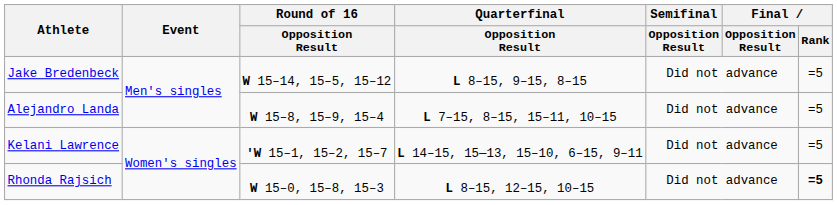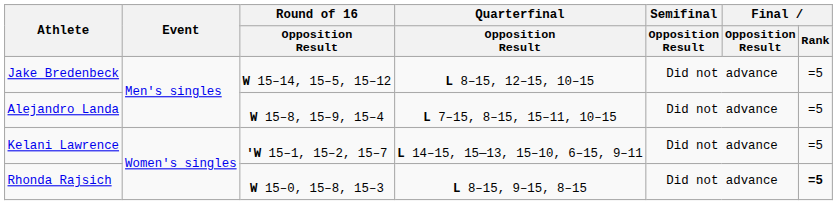(520, 82) L 8–15, 9–15, 8–15 -> (520, 82) L 8–15, 12–15, 10–15
(520, 189) L 8–15, 12–15, 10–15 -> (520, 189) L 8–15, 9–15, 8–15
